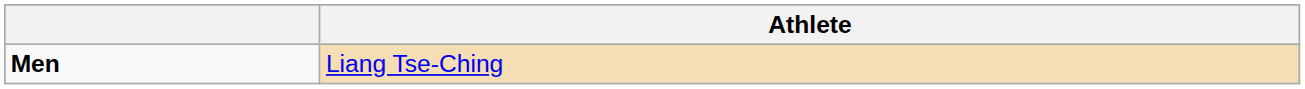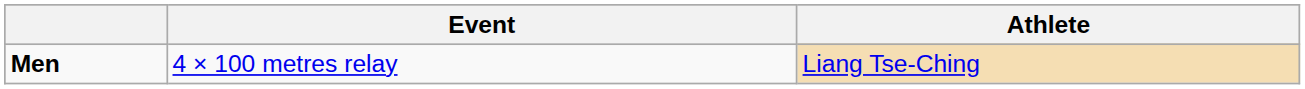+ column: (482, 25)
